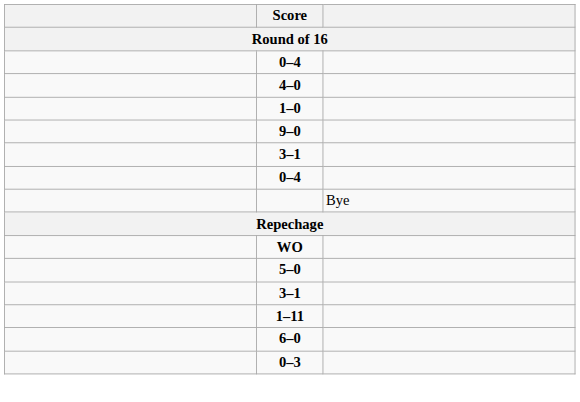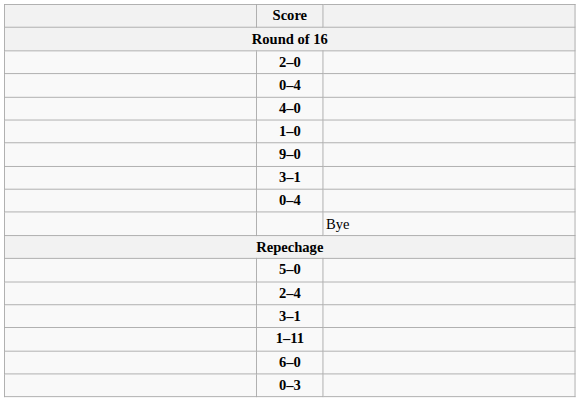+ row: (290, 62)
- row: (290, 246)
+ row: (290, 293)
